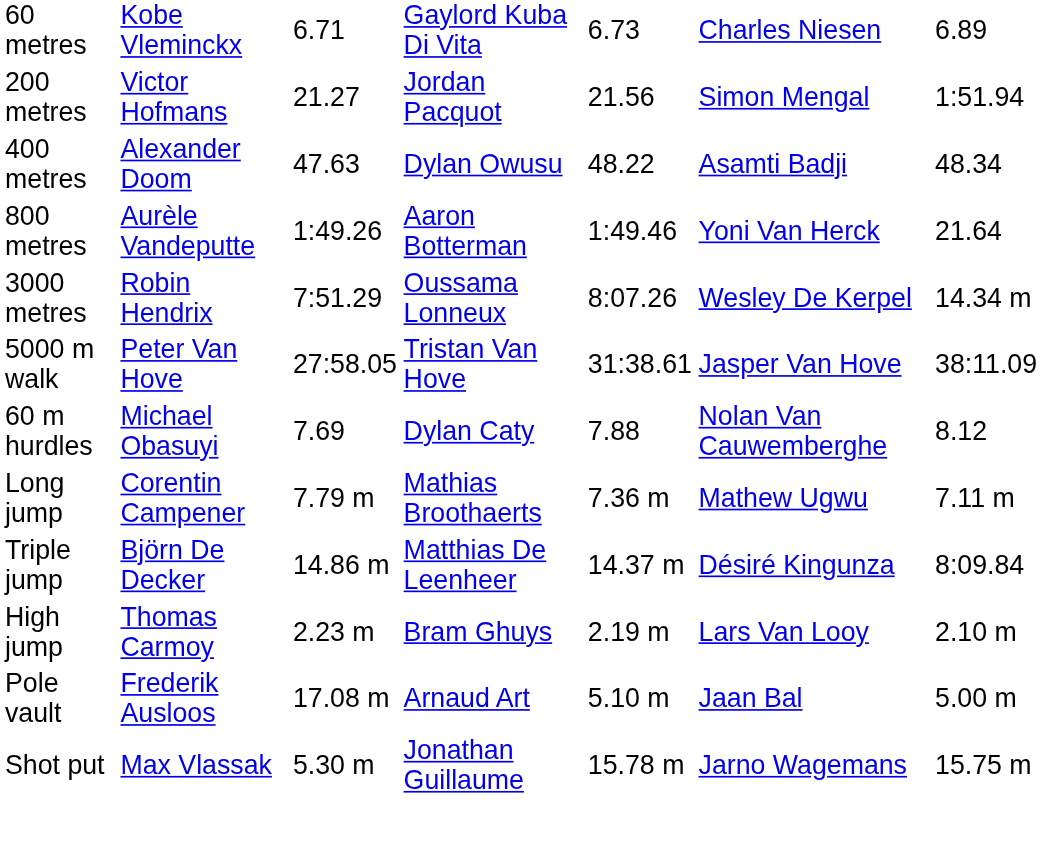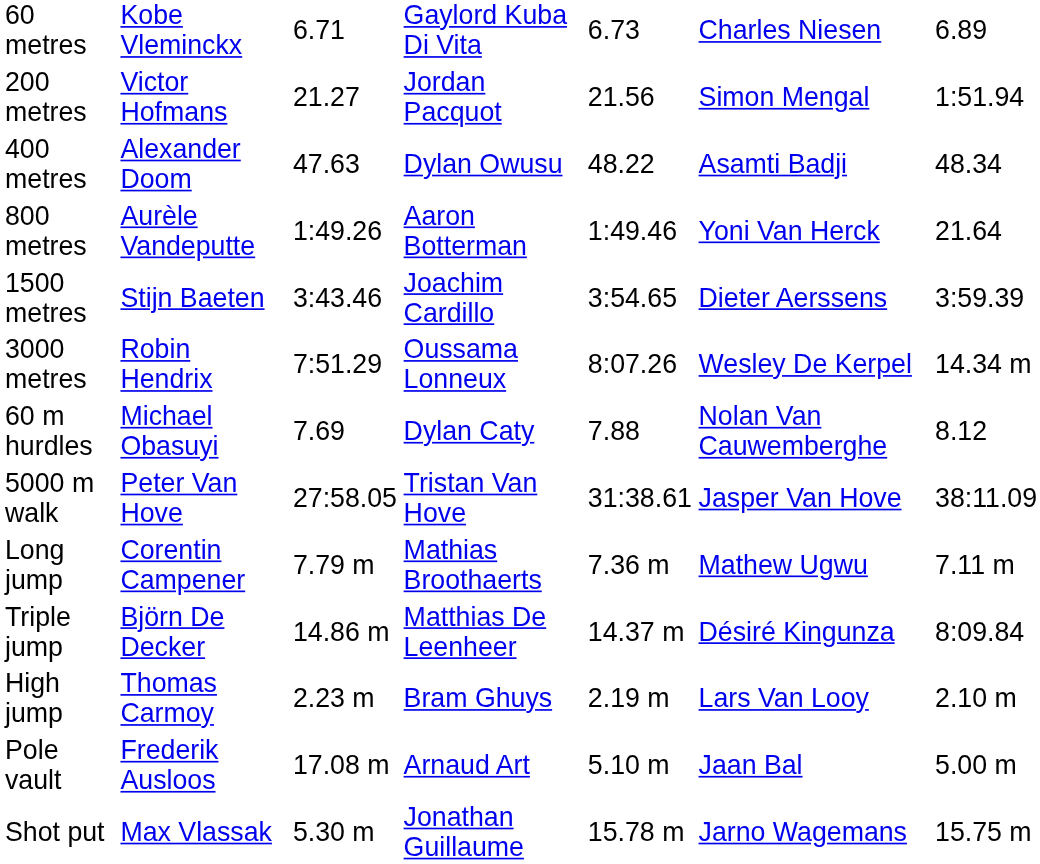+ row: (46, 297)
rows swapped: (50, 364) <-> (49, 431)
